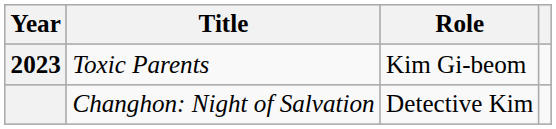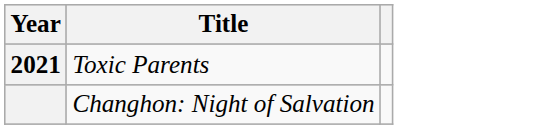- column: (460, 24)
(36, 64) 2023 -> (36, 64) 2021
